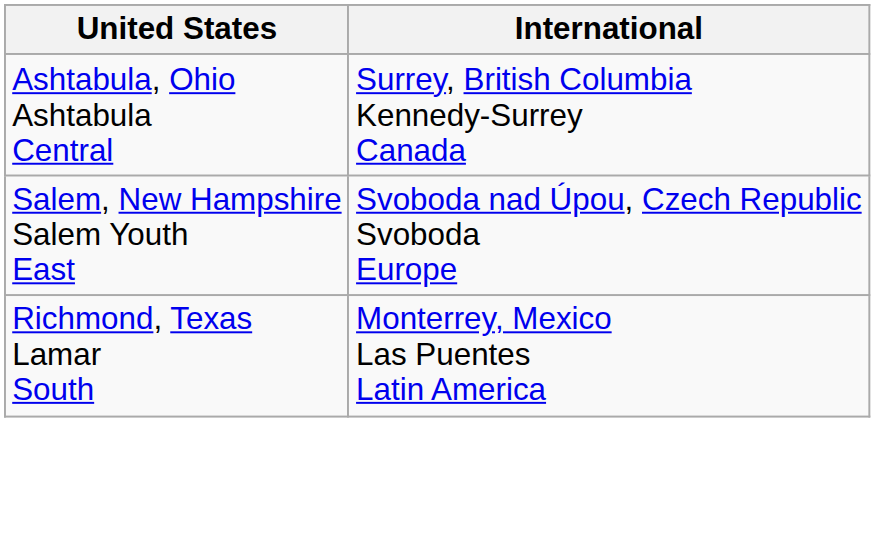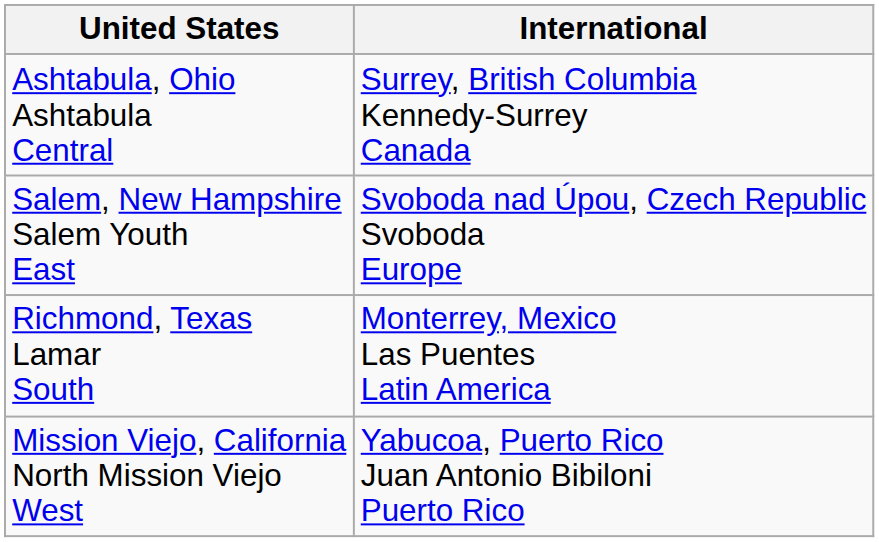+ row: (179, 475)
